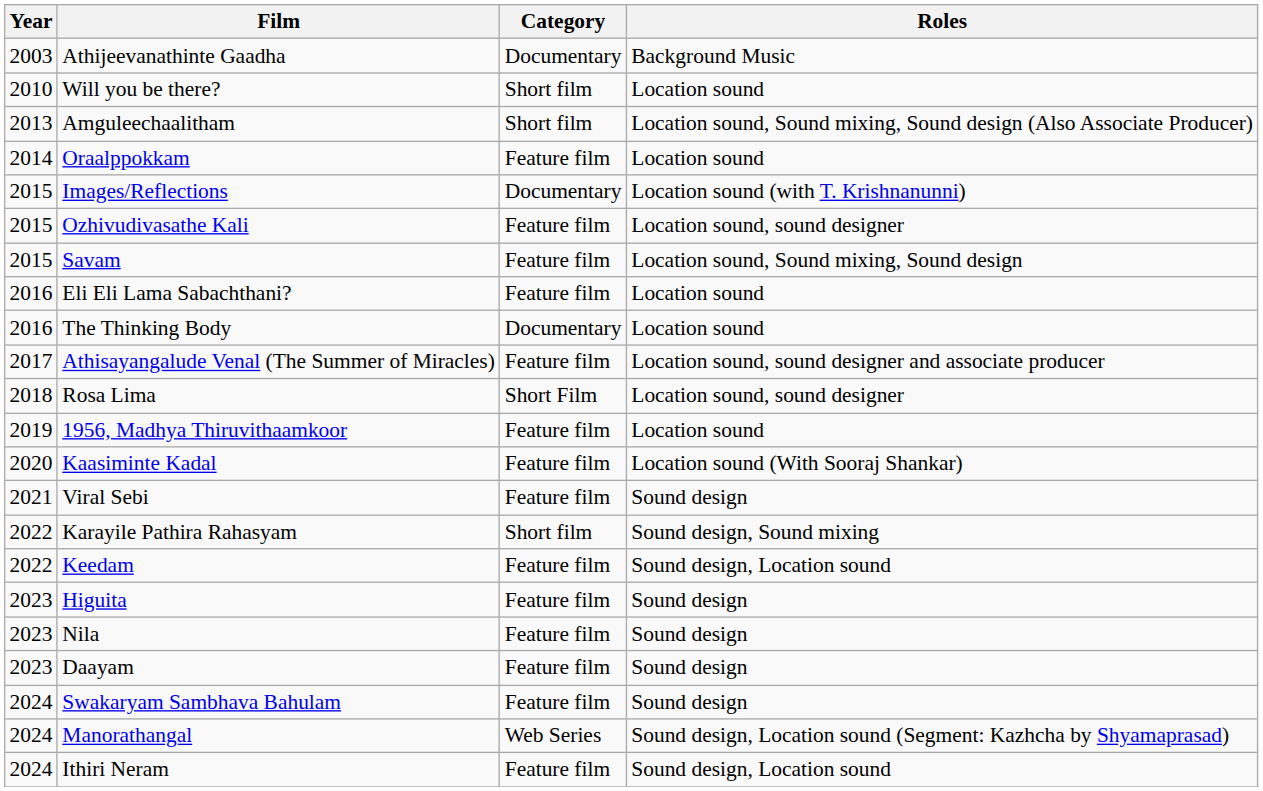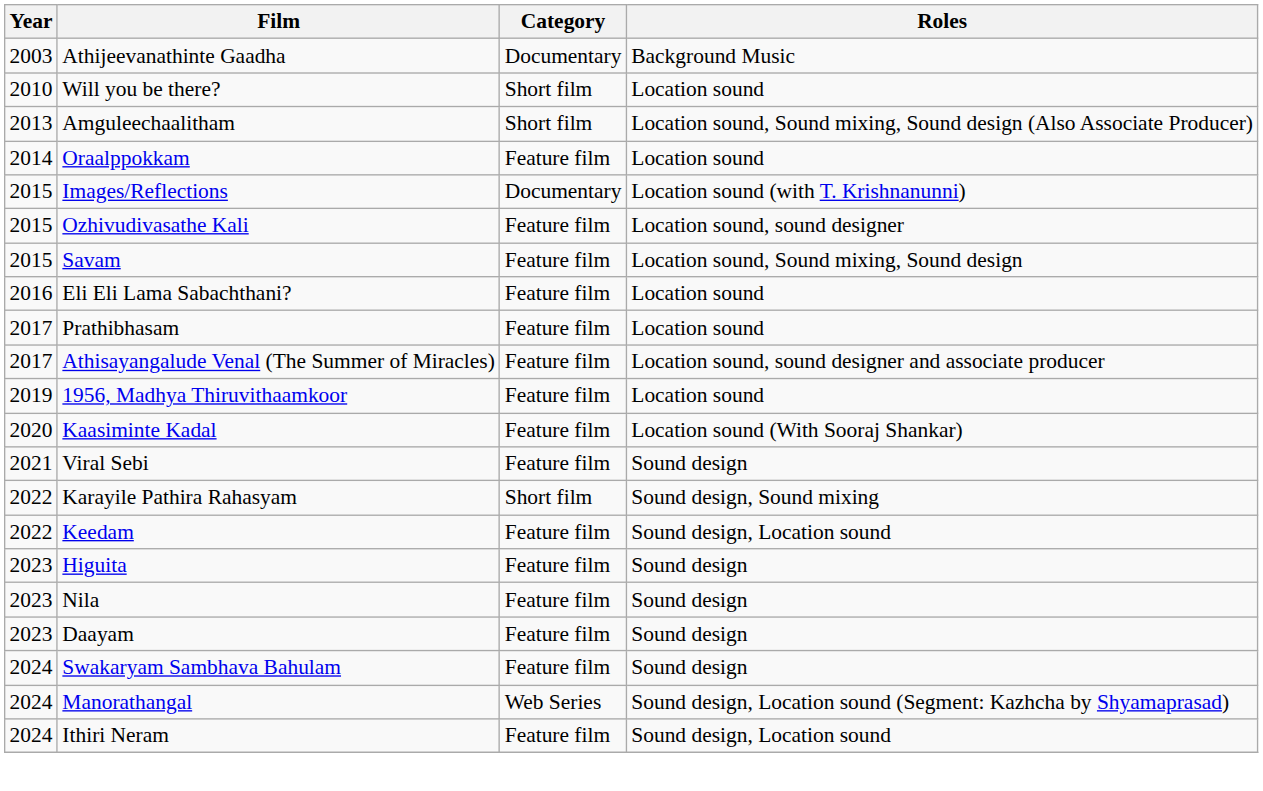- row: (147, 327)
+ row: (121, 327)
- row: (109, 395)
